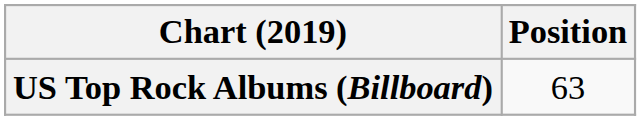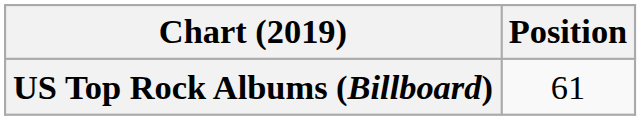(568, 86) 63 -> (568, 86) 61
